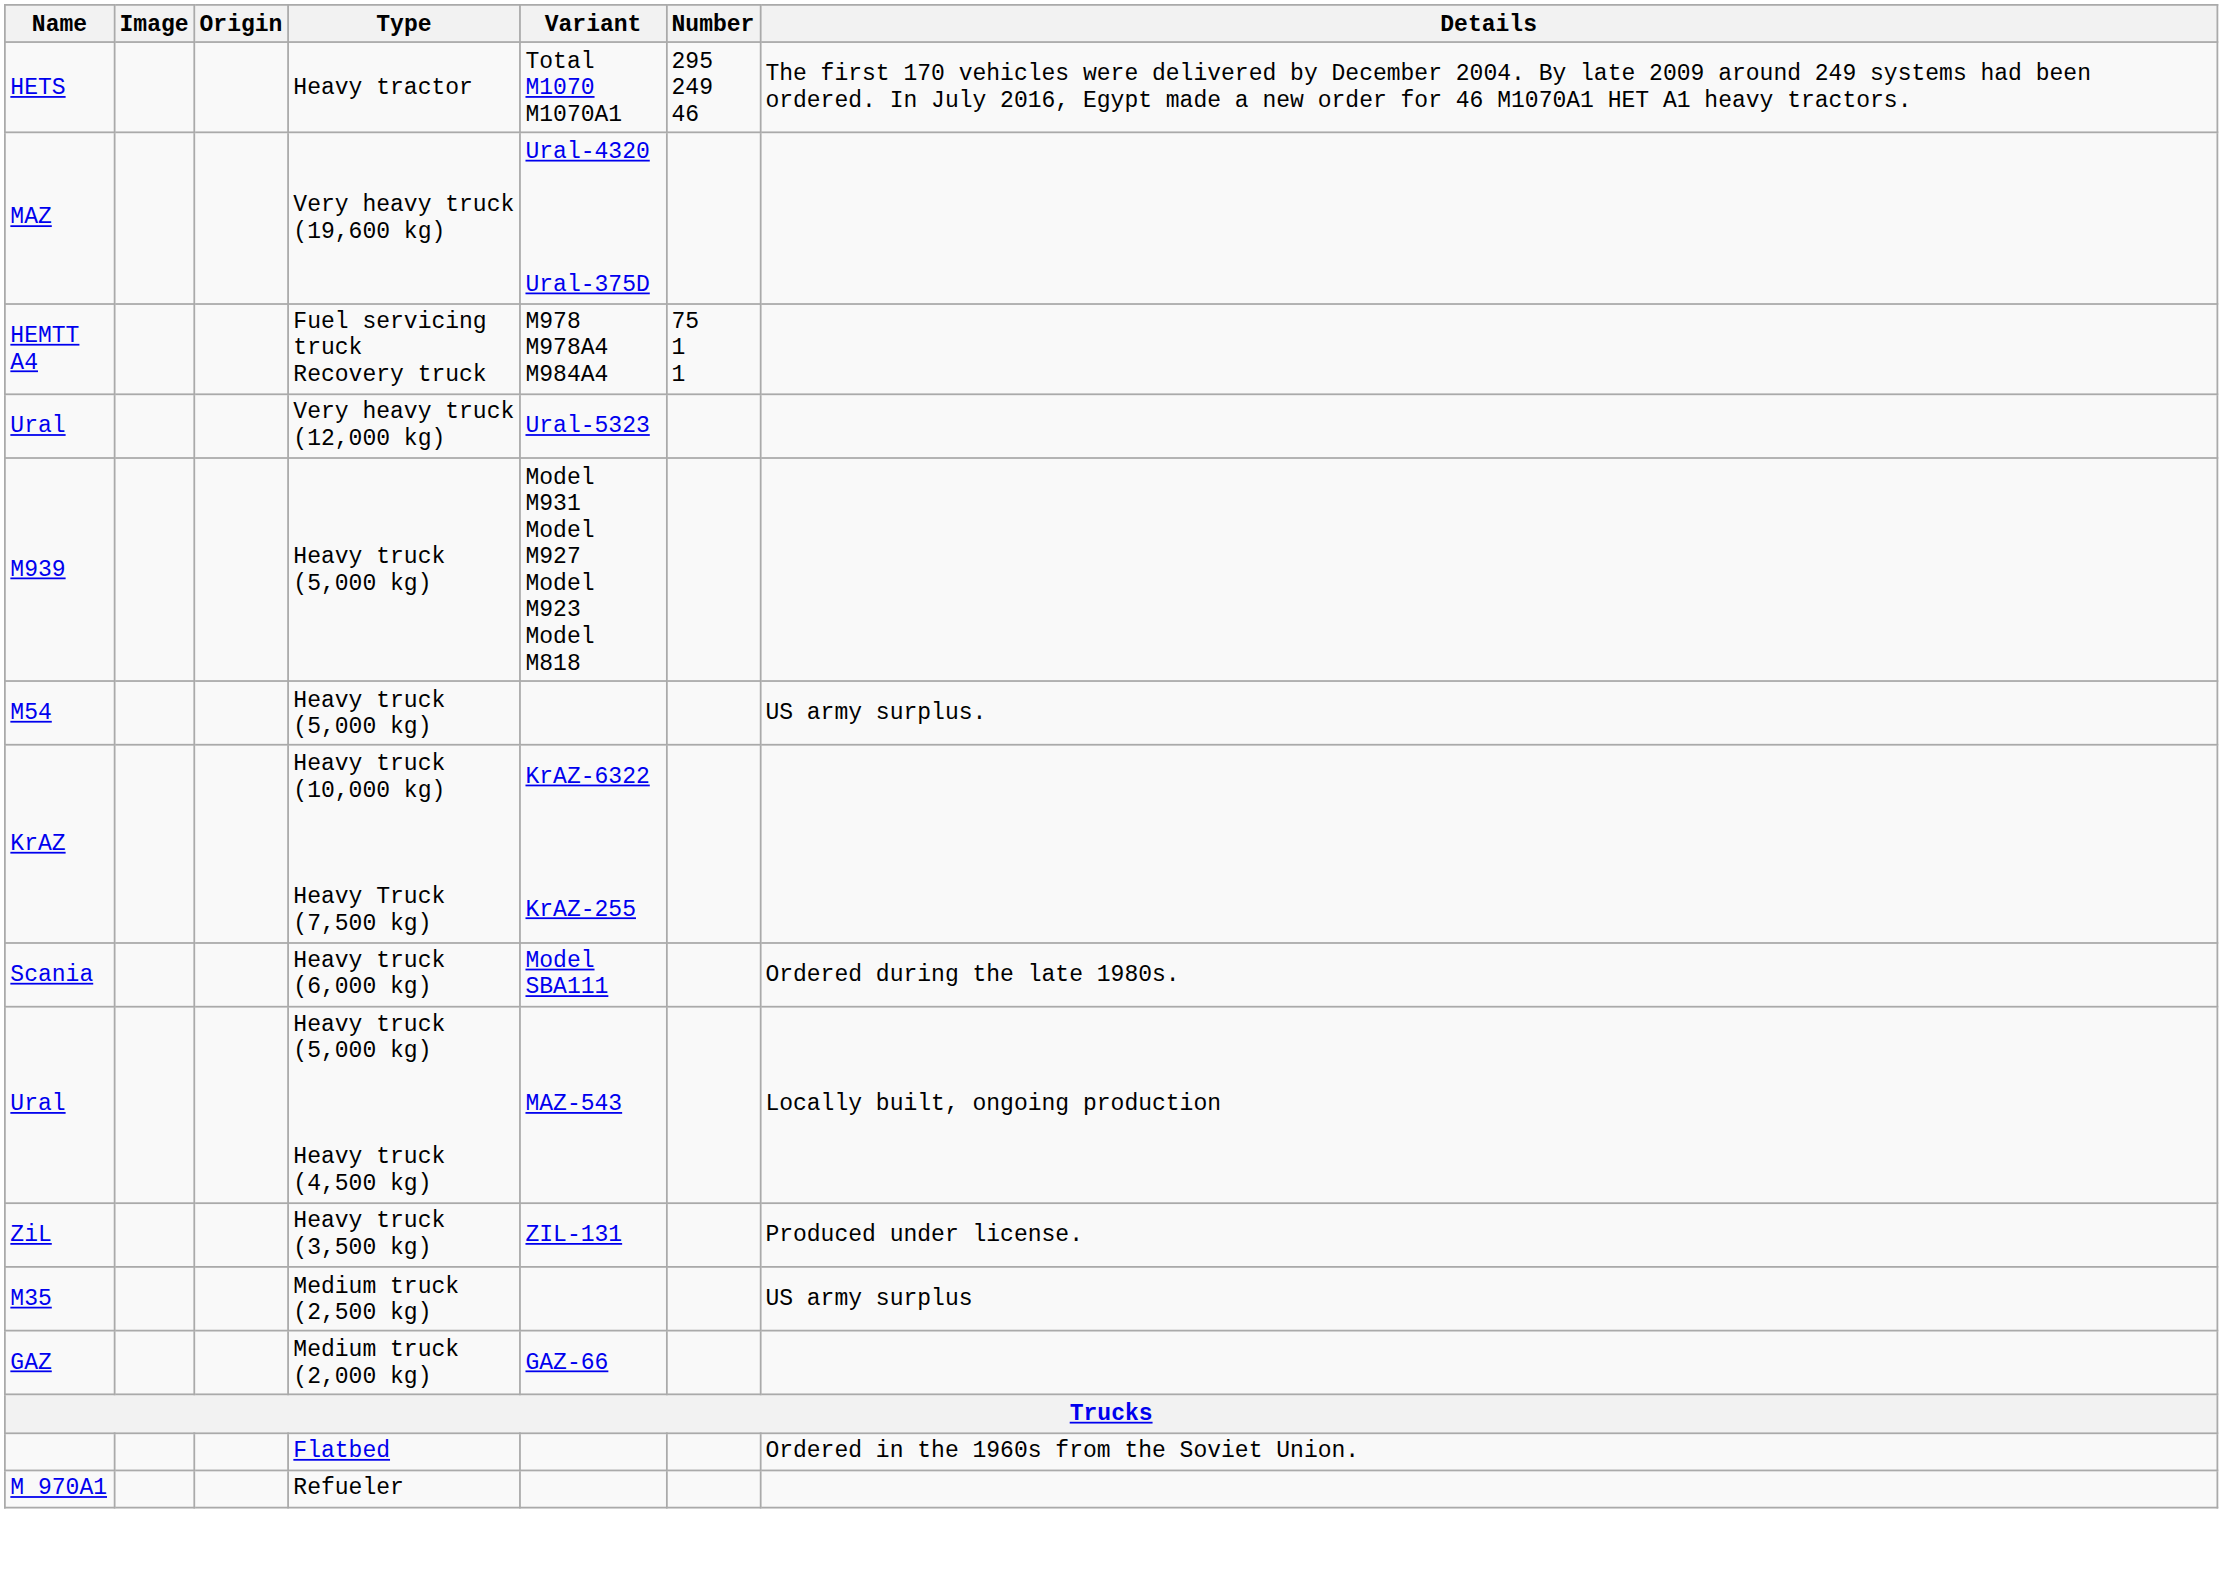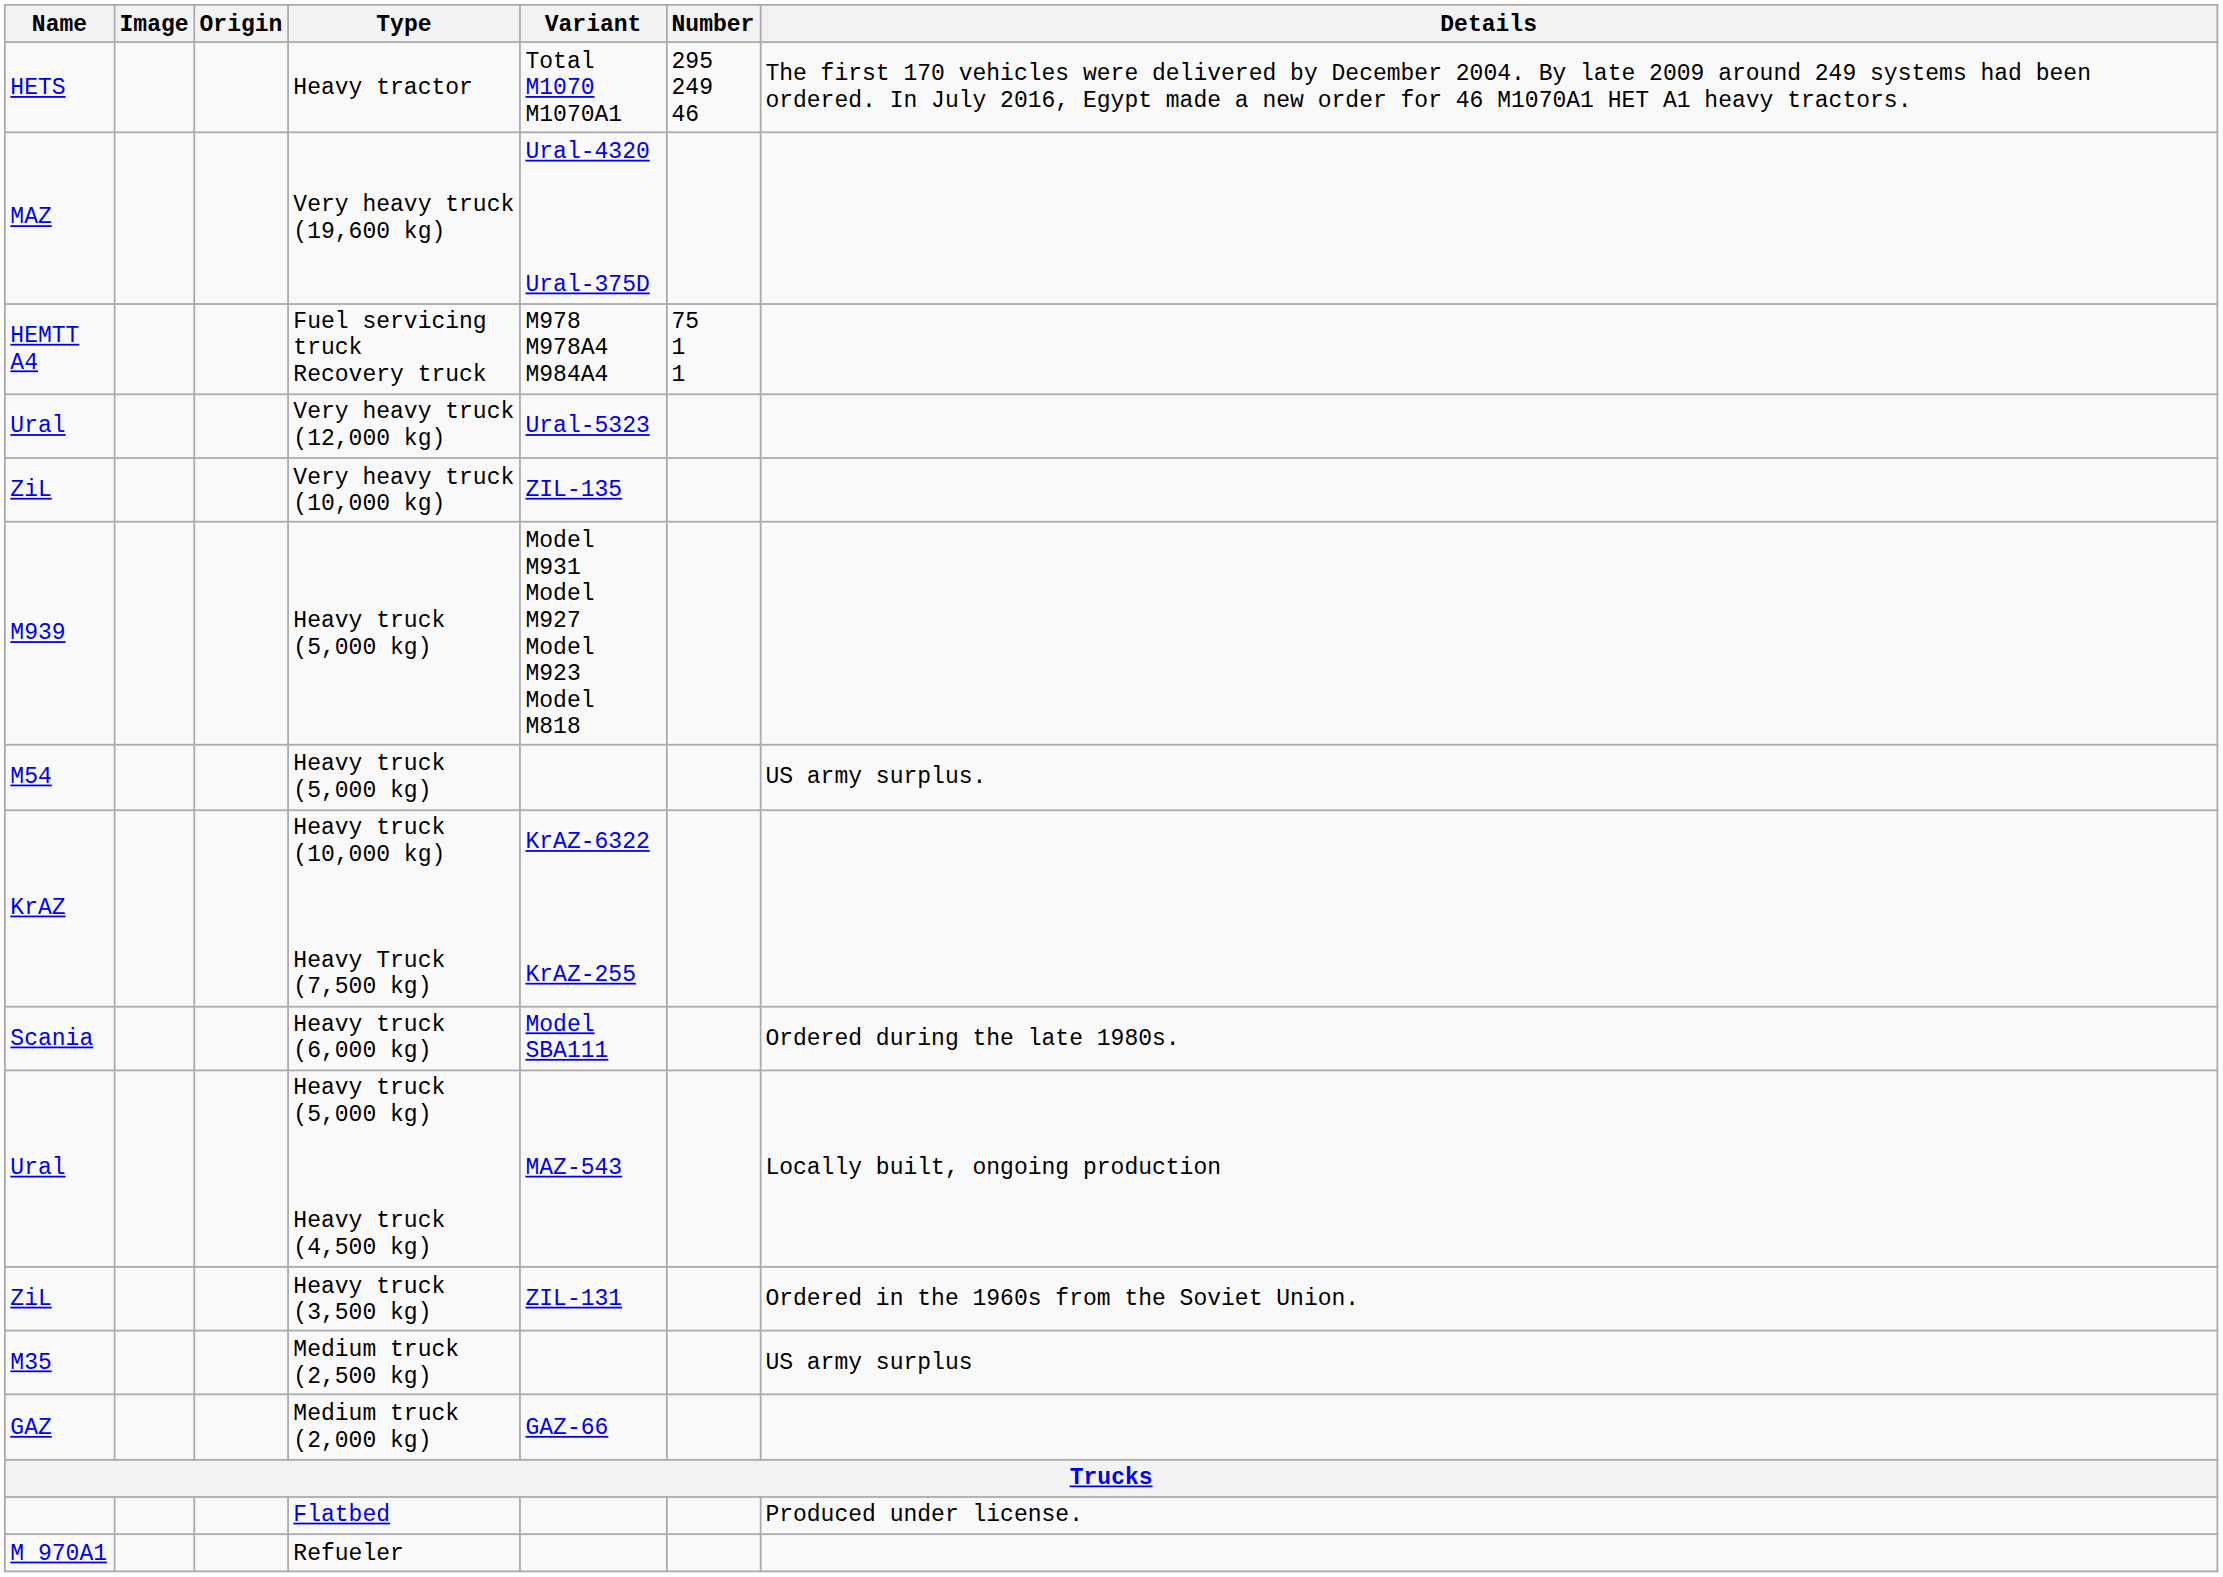+ row: (31, 490)
(924, 1235) Produced under license. -> (1062, 1299) Ordered in the 1960s from the Soviet Union.
(1062, 1451) Ordered in the 1960s from the Soviet Union. -> (924, 1515) Produced under license.
